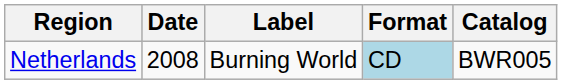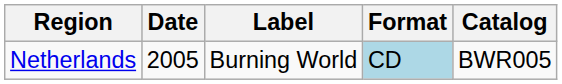(173, 60) 2008 -> (173, 60) 2005
